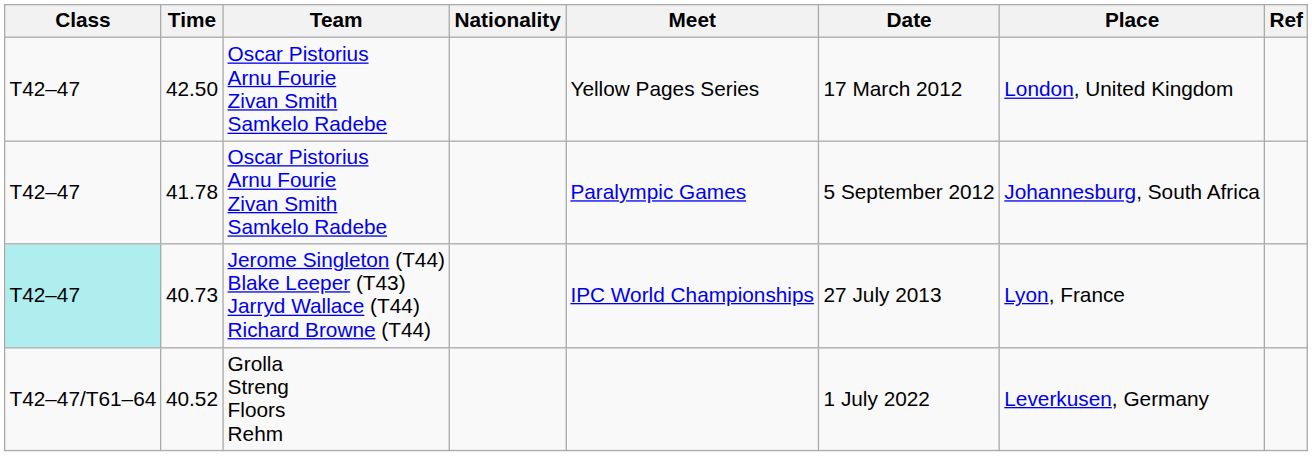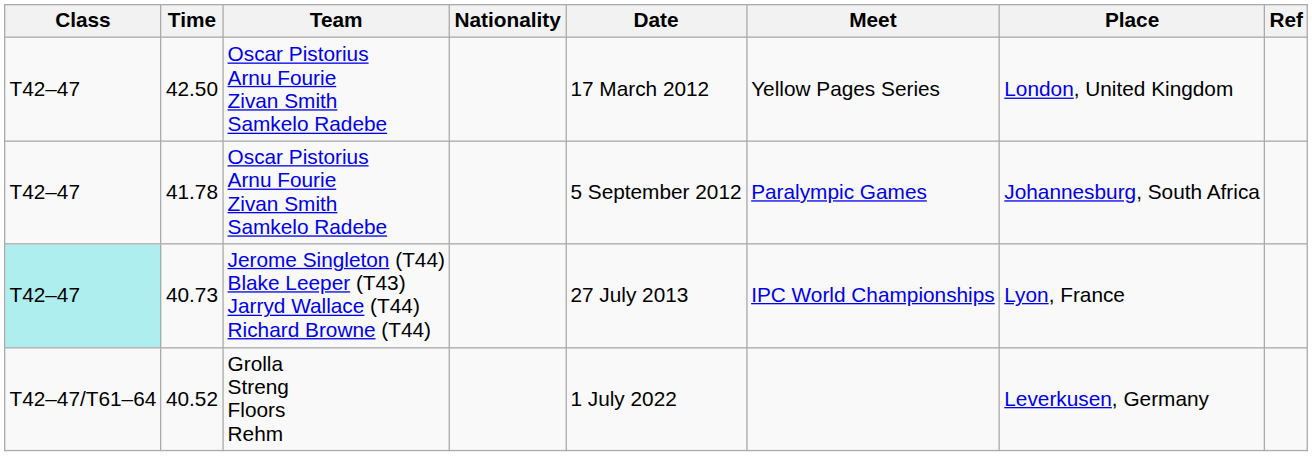columns swapped: (909, 20) <-> (692, 20)
